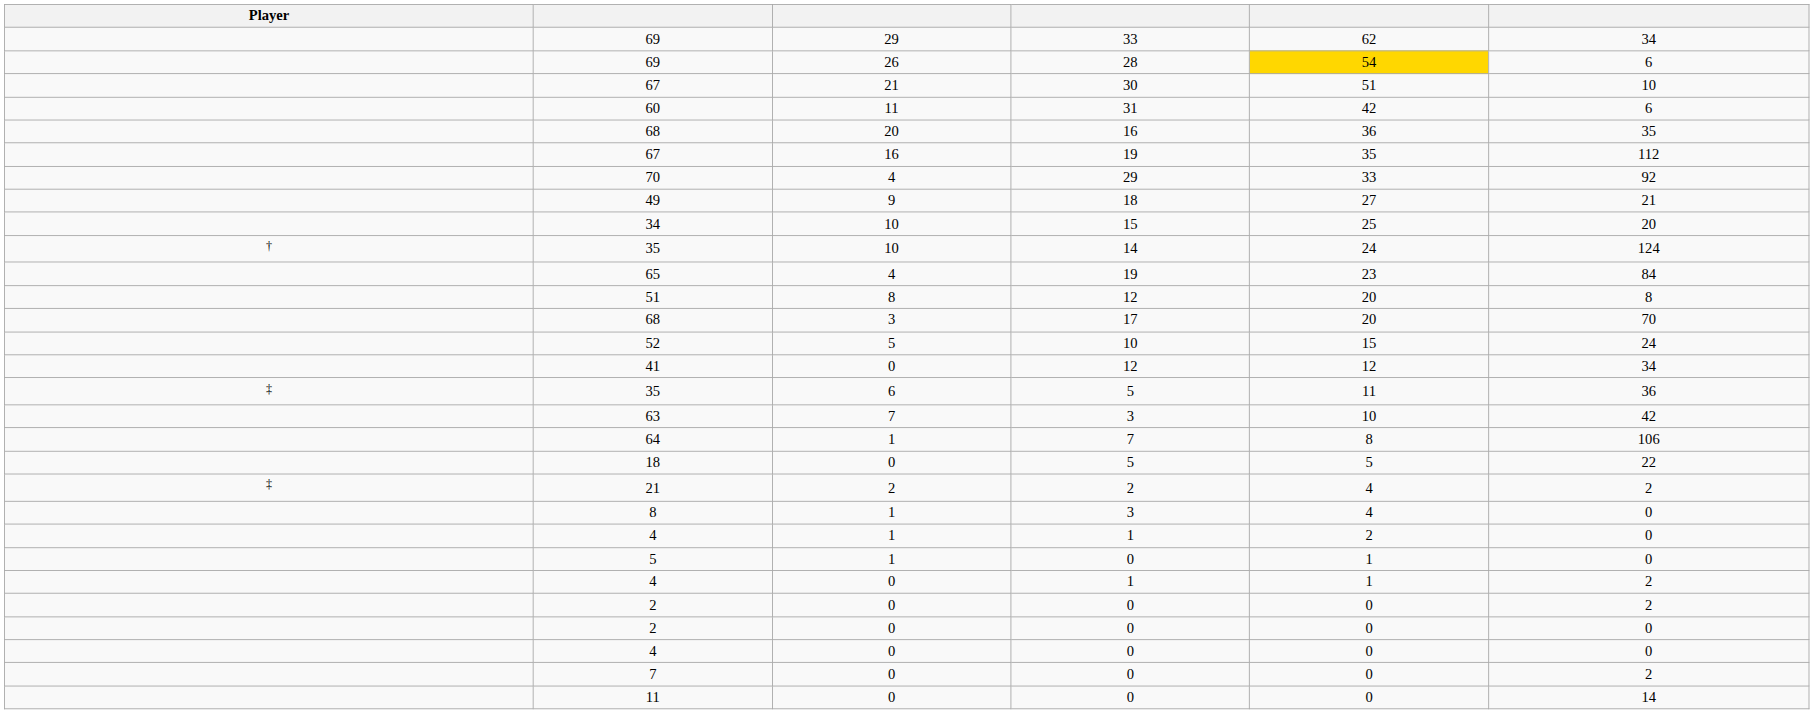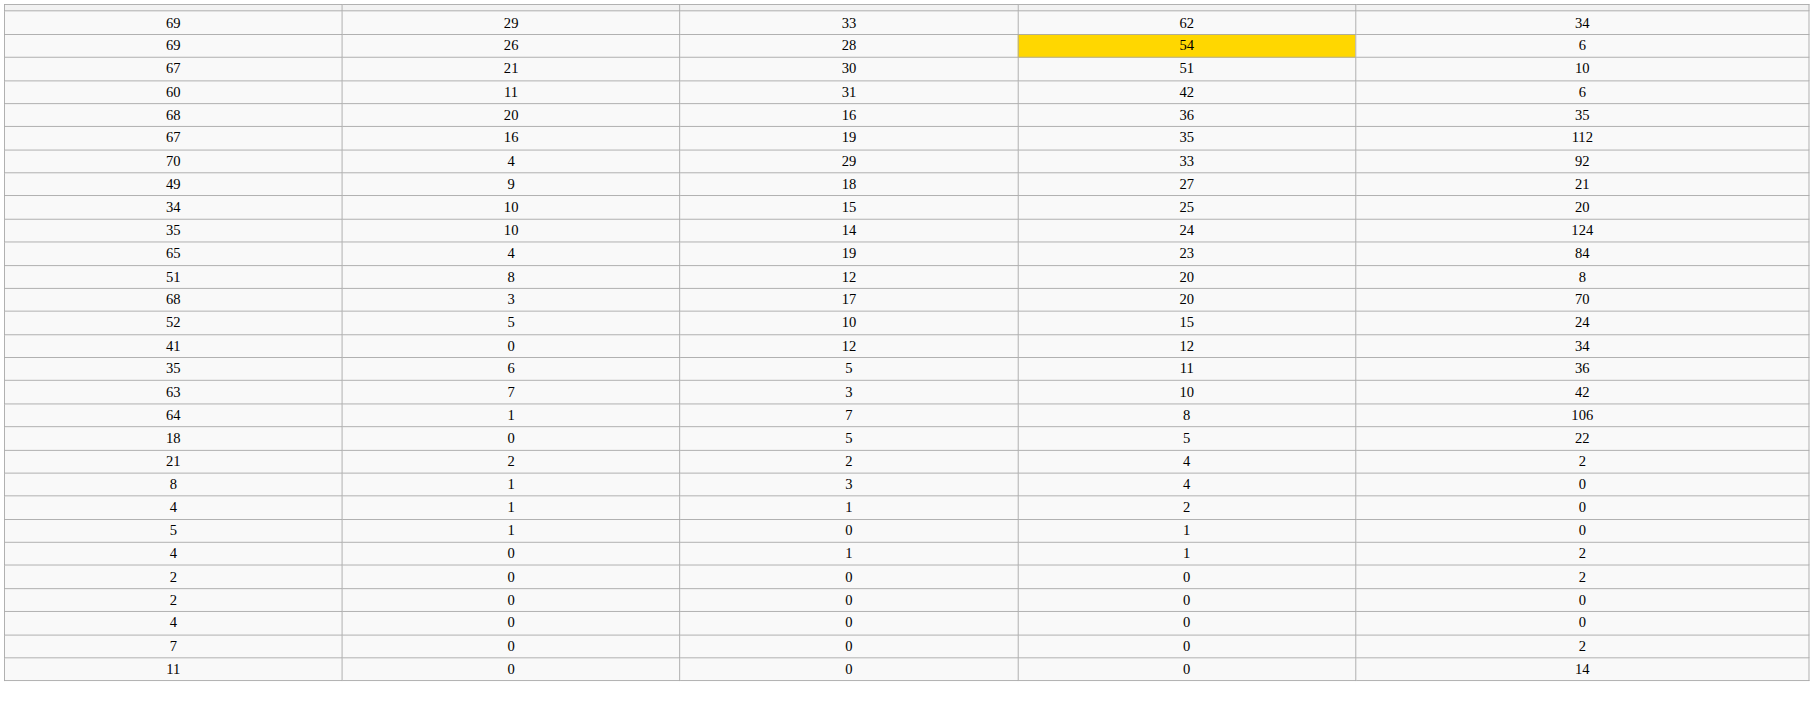- column: (269, 16)
